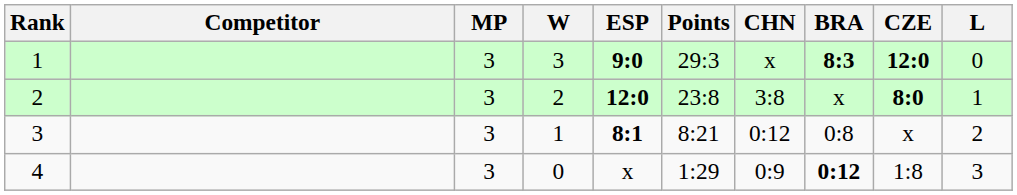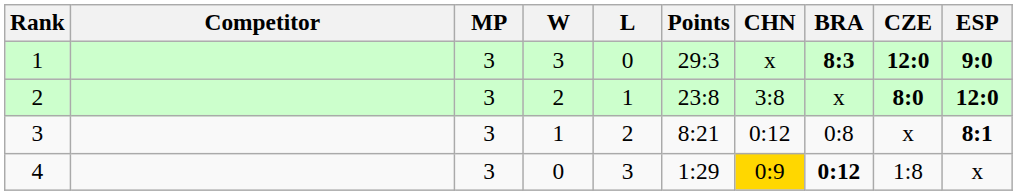columns swapped: (977, 23) <-> (627, 23)
(770, 171) no background -> (770, 171) gold background
